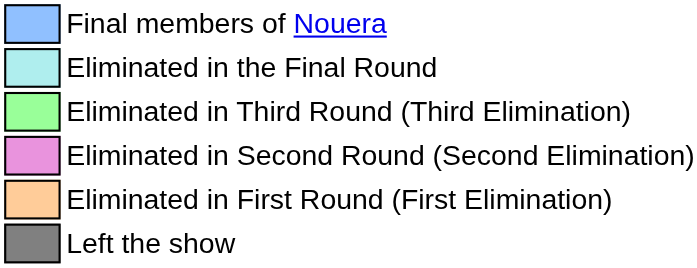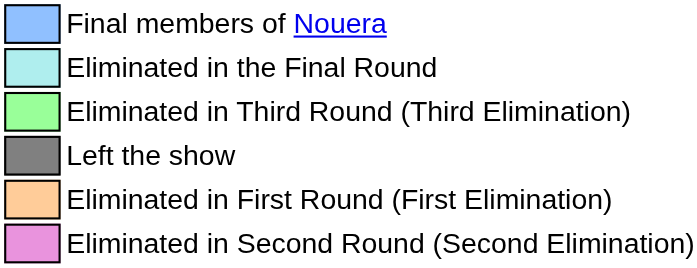rows swapped: (380, 156) <-> (151, 243)
